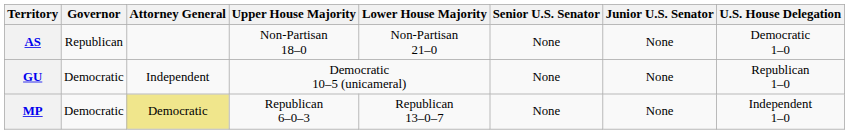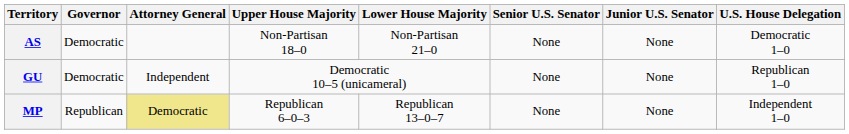(94, 42) Republican -> (94, 42) Democratic
(94, 111) Democratic -> (94, 111) Republican
